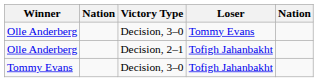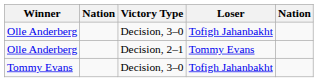(222, 31) Tommy Evans -> (231, 31) Tofigh Jahanbakht
(231, 49) Tofigh Jahanbakht -> (222, 49) Tommy Evans
